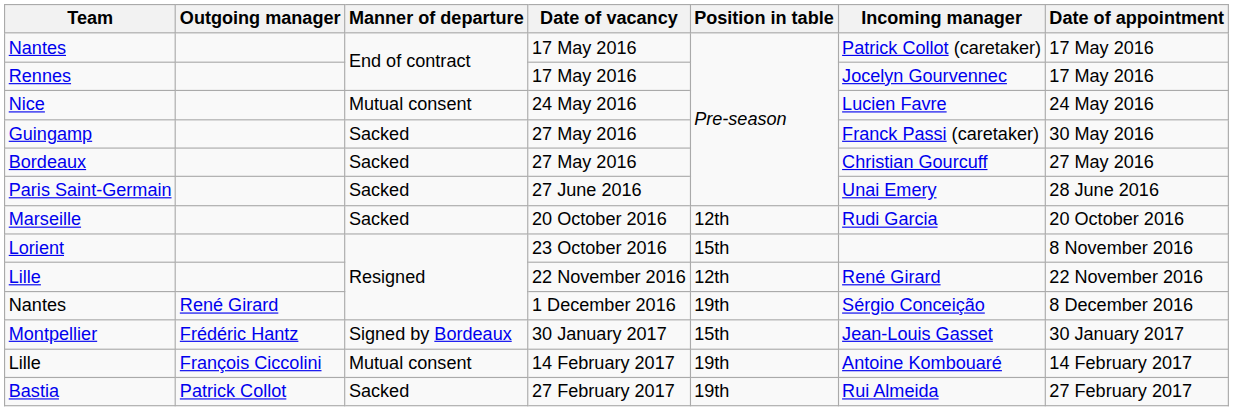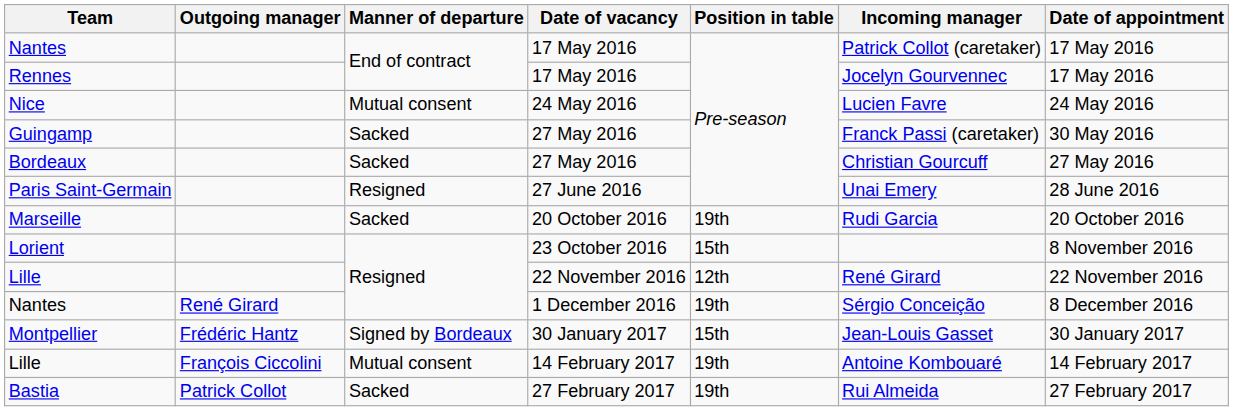(379, 190) Sacked -> (387, 190) Resigned
(712, 219) 12th -> (712, 219) 19th
